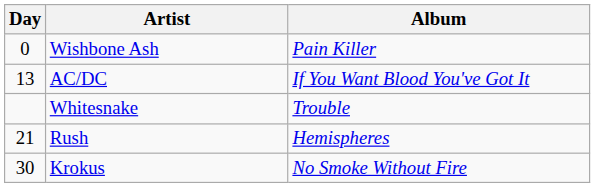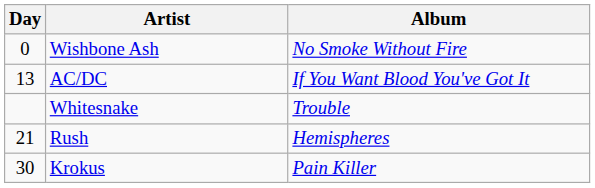(334, 49) Pain Killer -> (380, 49) No Smoke Without Fire
(380, 167) No Smoke Without Fire -> (334, 167) Pain Killer
